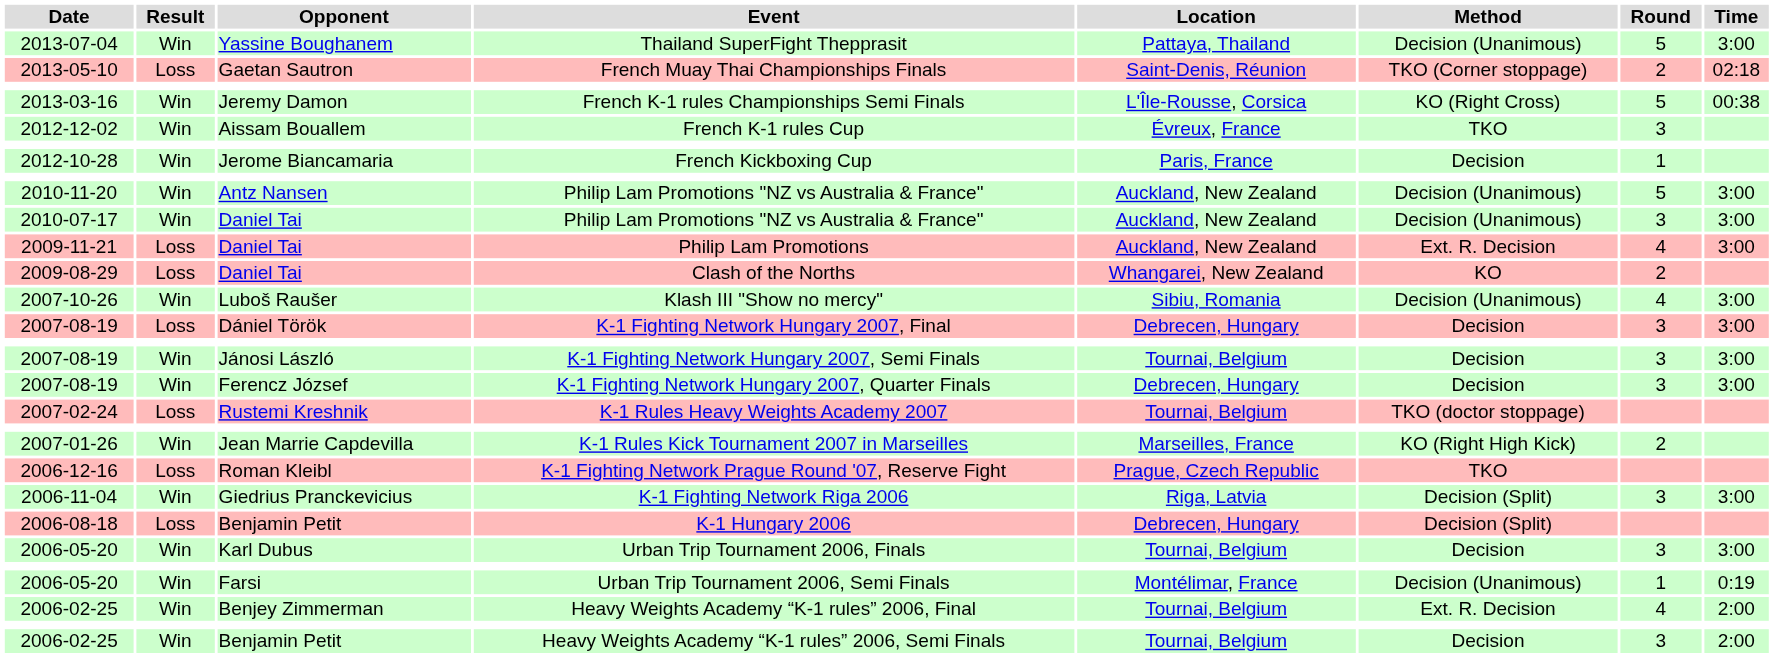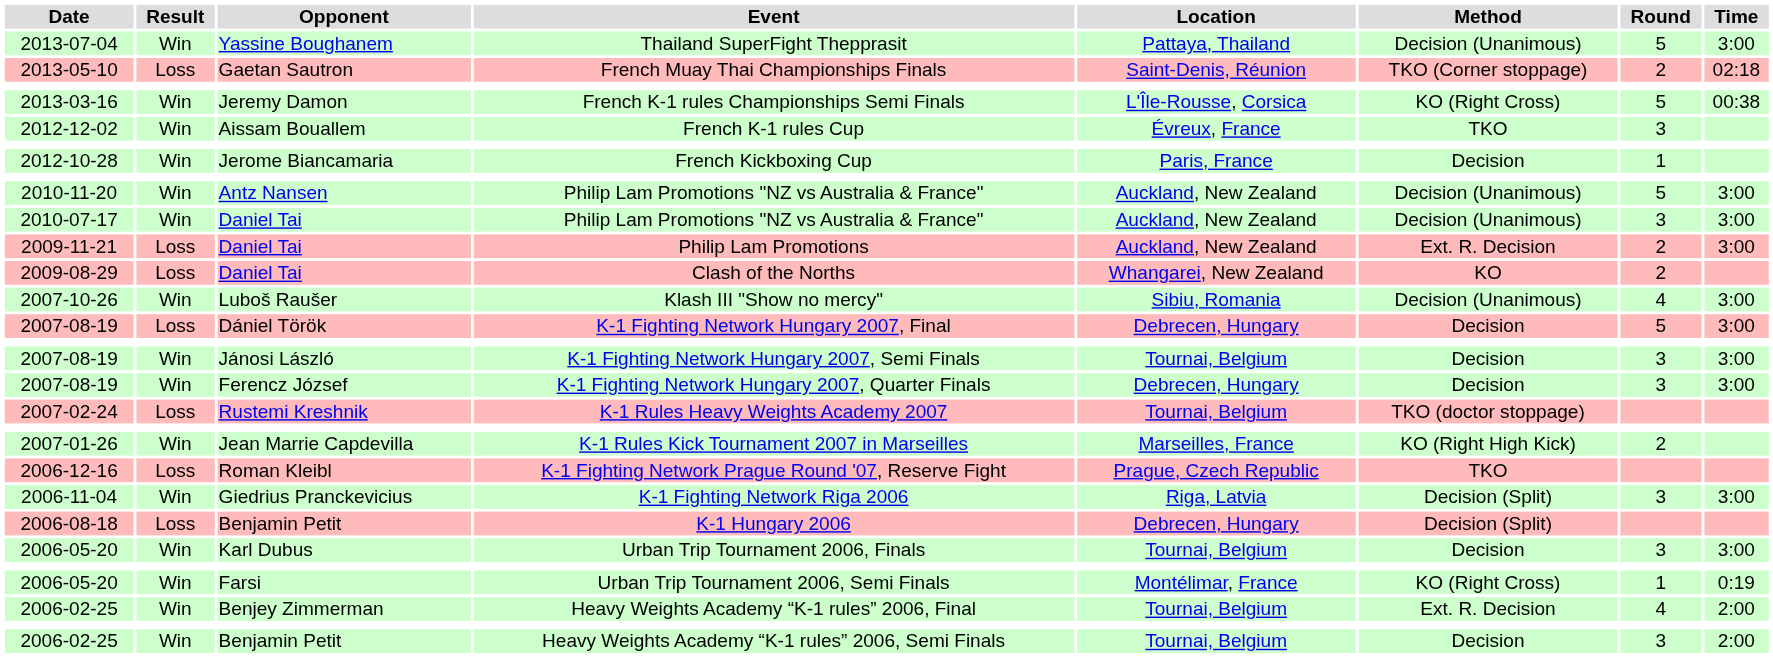(1661, 247) 4 -> (1661, 247) 2
(1661, 326) 3 -> (1661, 326) 5
(1488, 583) Decision (Unanimous) -> (1488, 583) KO (Right Cross)
